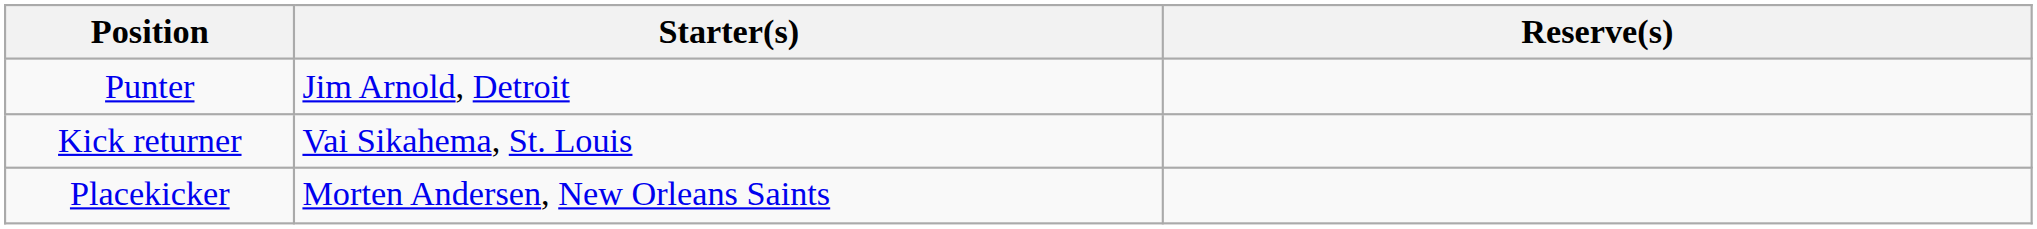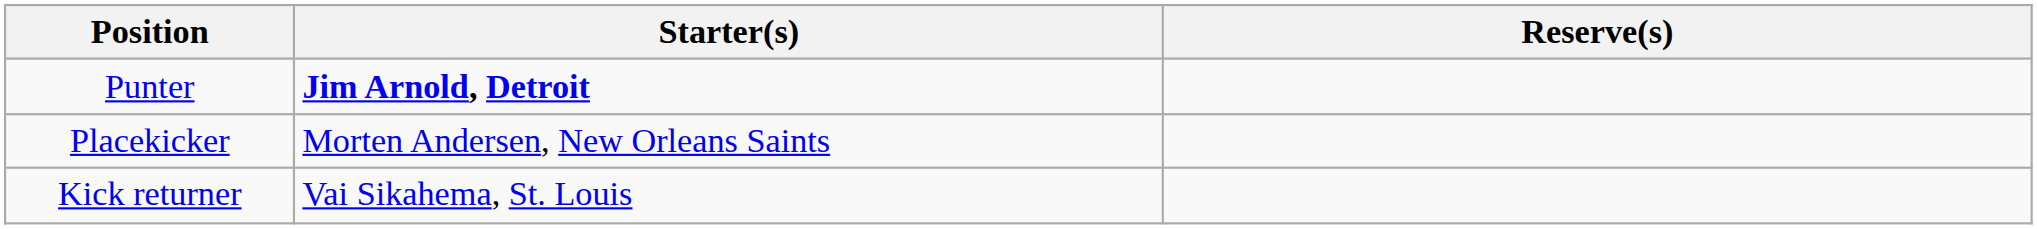(436, 85) normal -> (446, 85) bold
rows swapped: (150, 194) <-> (150, 140)
